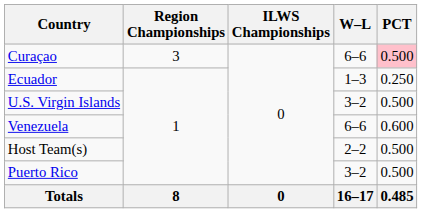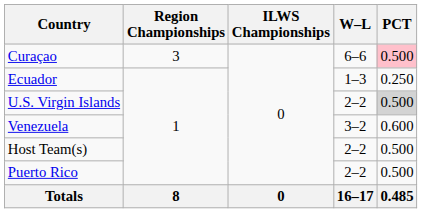(355, 102) 3–2 -> (355, 102) 2–2
(397, 102) no background -> (397, 102) lightgrey background
(355, 126) 6–6 -> (355, 126) 3–2
(355, 172) 3–2 -> (355, 172) 2–2
